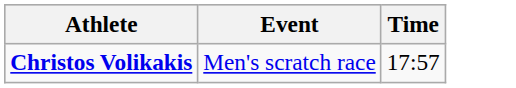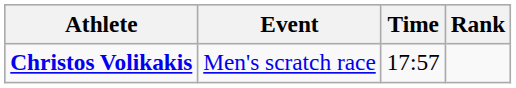+ column: (478, 24)
